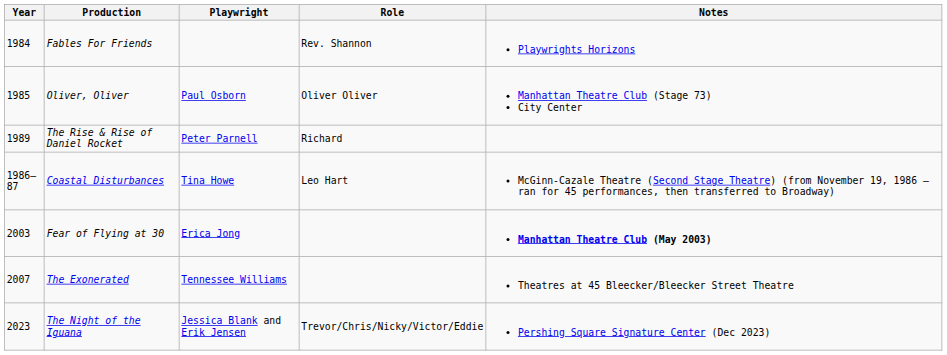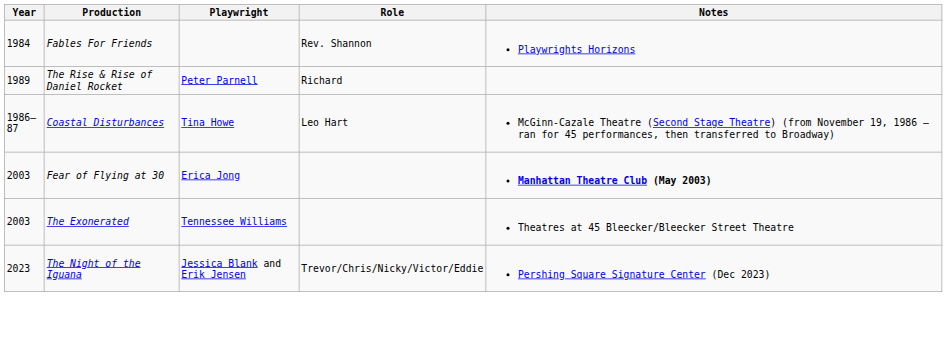- row: (88, 96)
(18, 280) 2007 -> (18, 222) 2003
